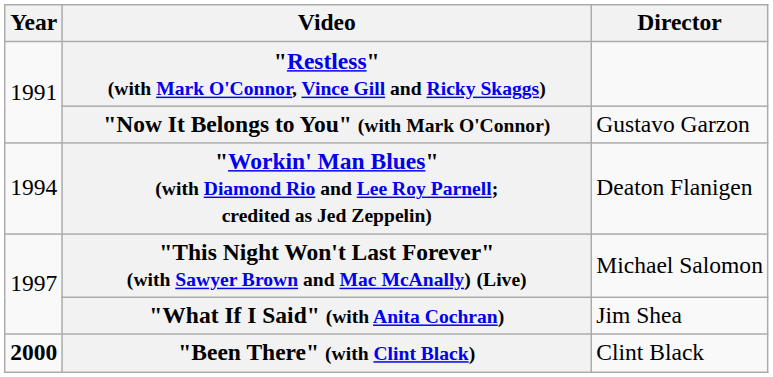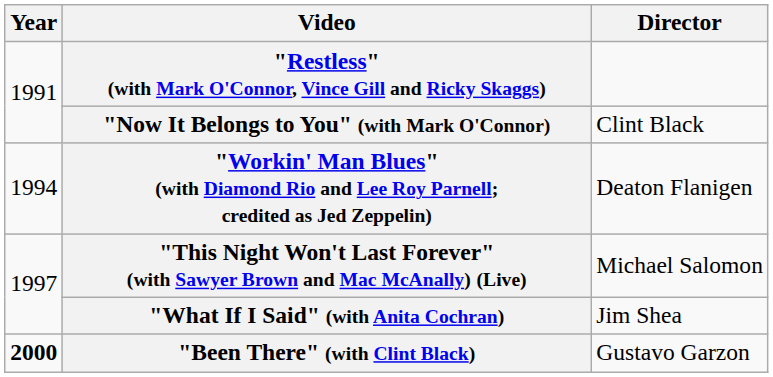(673, 124) Gustavo Garzon -> (650, 124) Clint Black
(650, 352) Clint Black -> (673, 352) Gustavo Garzon
